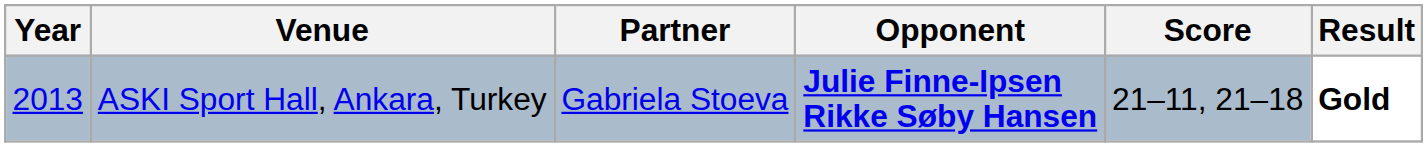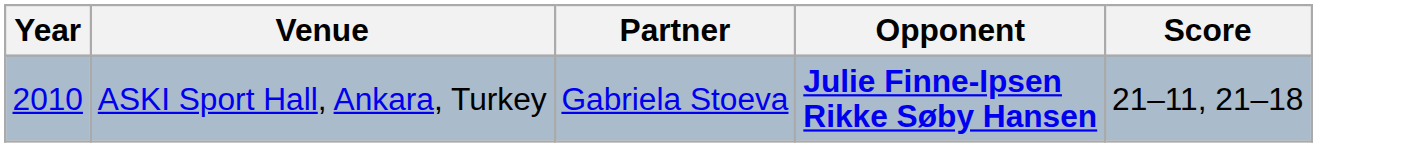- column: (1367, 31)
(48, 98) 2013 -> (48, 98) 2010
